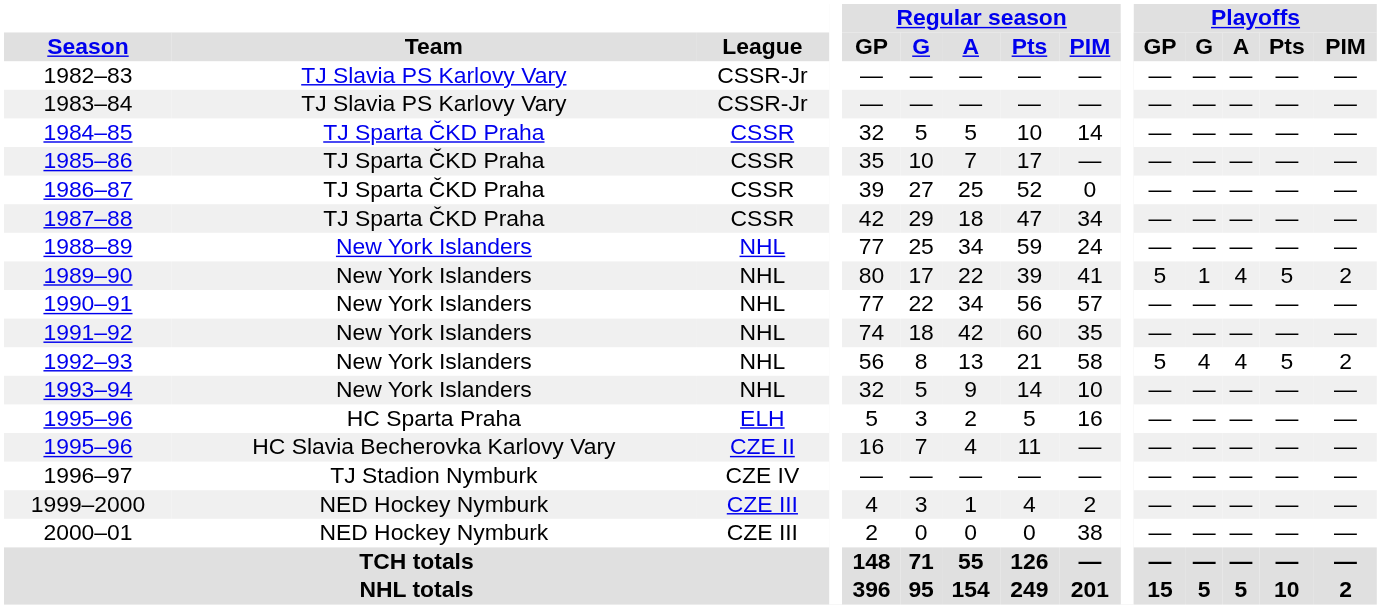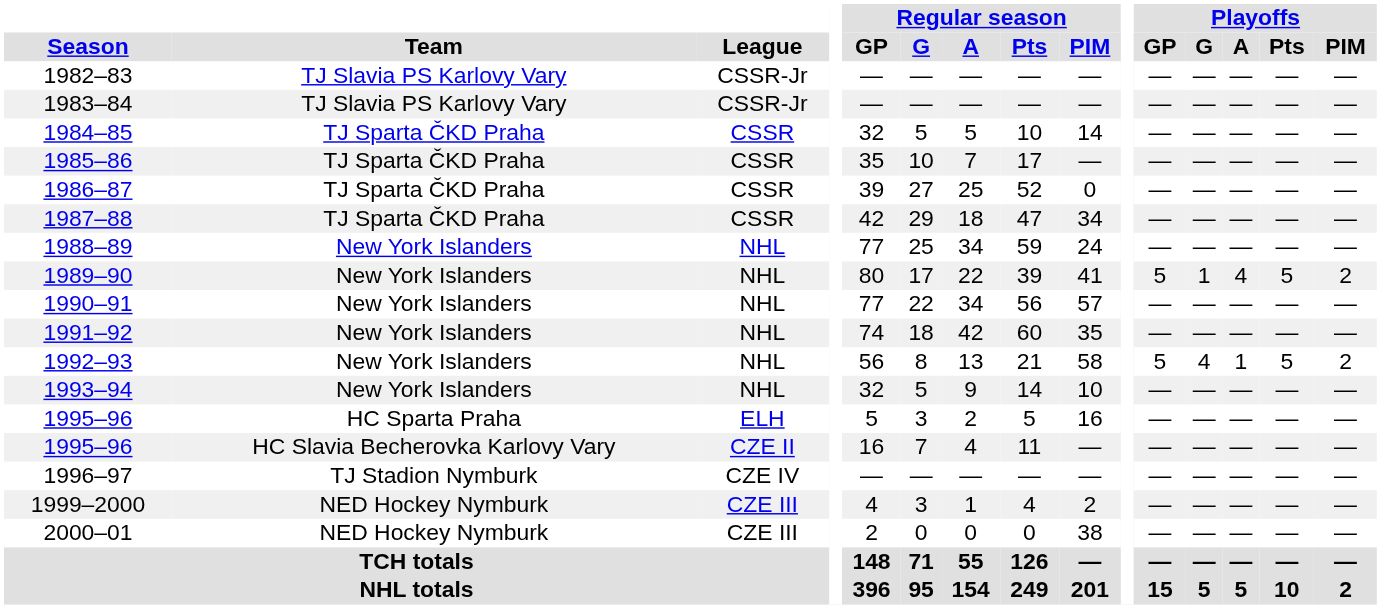(1241, 361) 4 -> (1241, 361) 1
